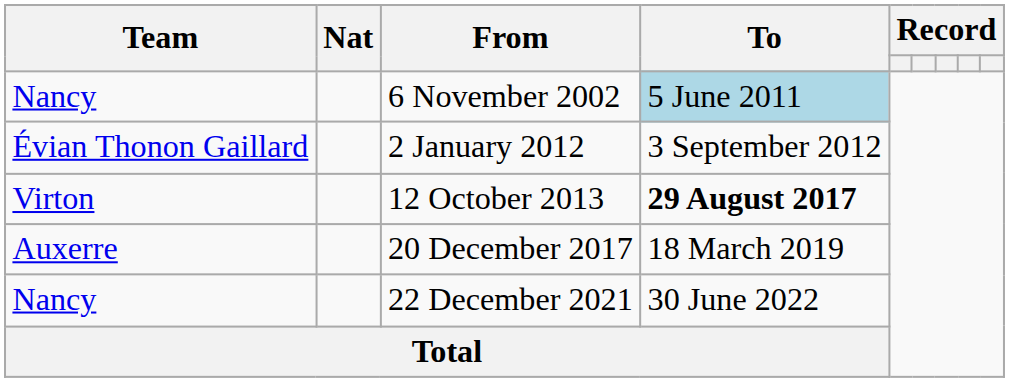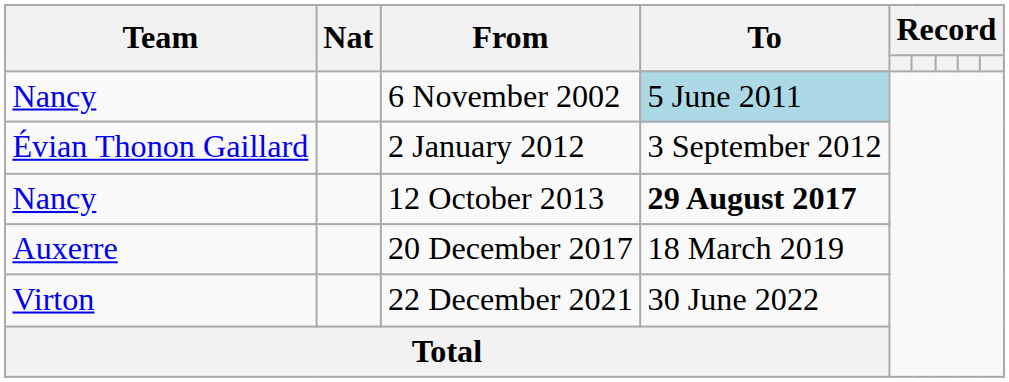(53, 197) Virton -> (54, 197) Nancy
(54, 299) Nancy -> (53, 299) Virton
